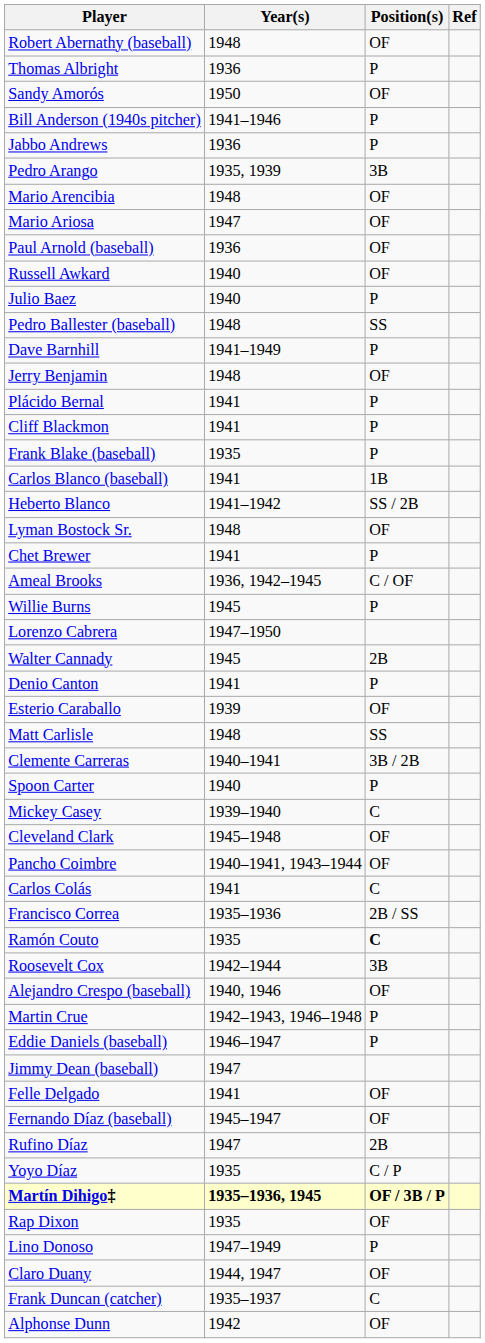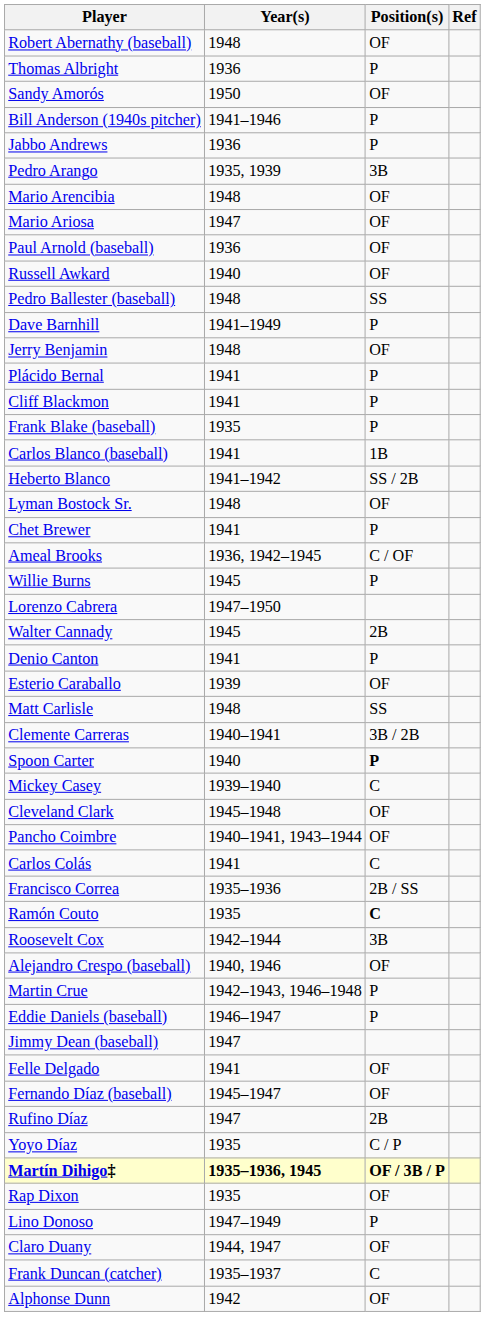- row: (42, 299)
(374, 786) normal -> (374, 760) bold
